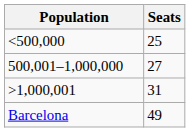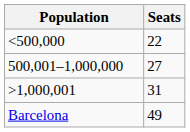(155, 41) 25 -> (155, 41) 22
